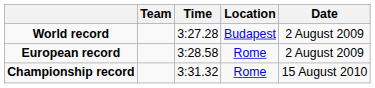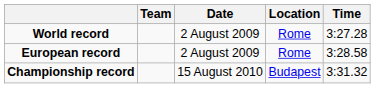columns swapped: (198, 14) <-> (325, 14)
(250, 33) Budapest -> (295, 33) Rome
(250, 72) Rome -> (295, 72) Budapest
